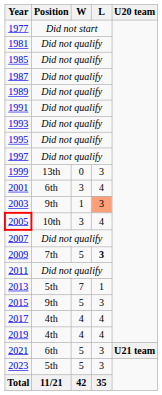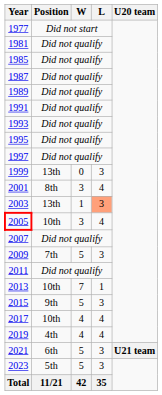(51, 188) 6th -> (51, 188) 8th
(51, 204) 9th -> (51, 204) 13th
(102, 254) bold -> (102, 254) normal
(51, 286) 5th -> (51, 286) 10th
(51, 318) 4th -> (51, 318) 10th
